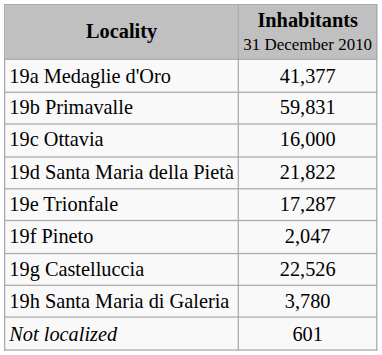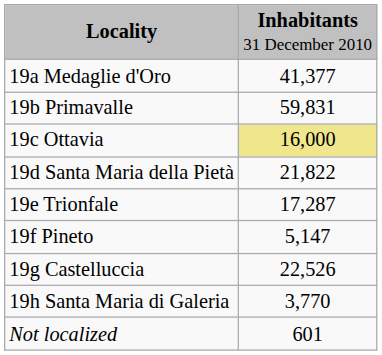(308, 140) no background -> (308, 140) khaki background
(308, 236) 2,047 -> (308, 236) 5,147
(308, 301) 3,780 -> (308, 301) 3,770
